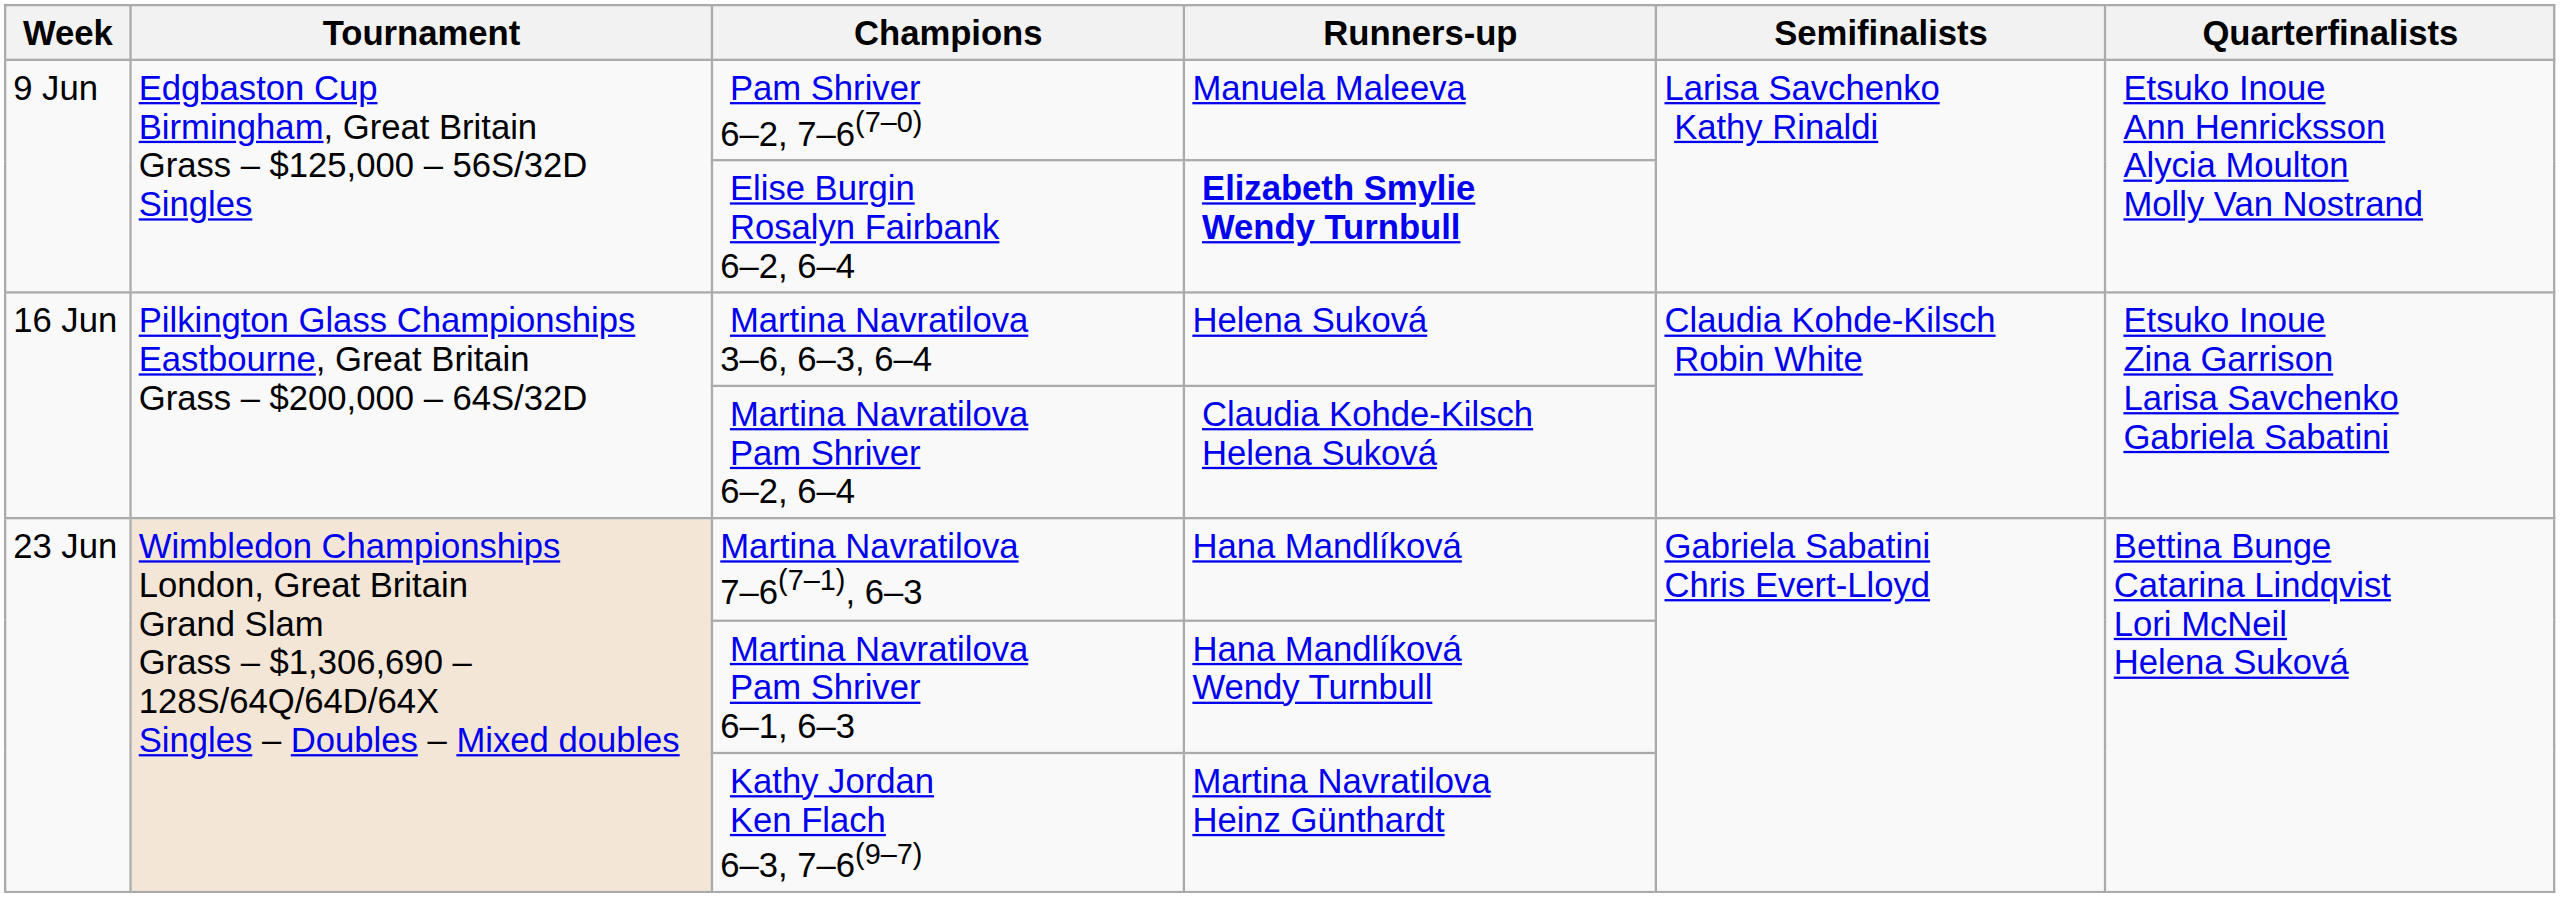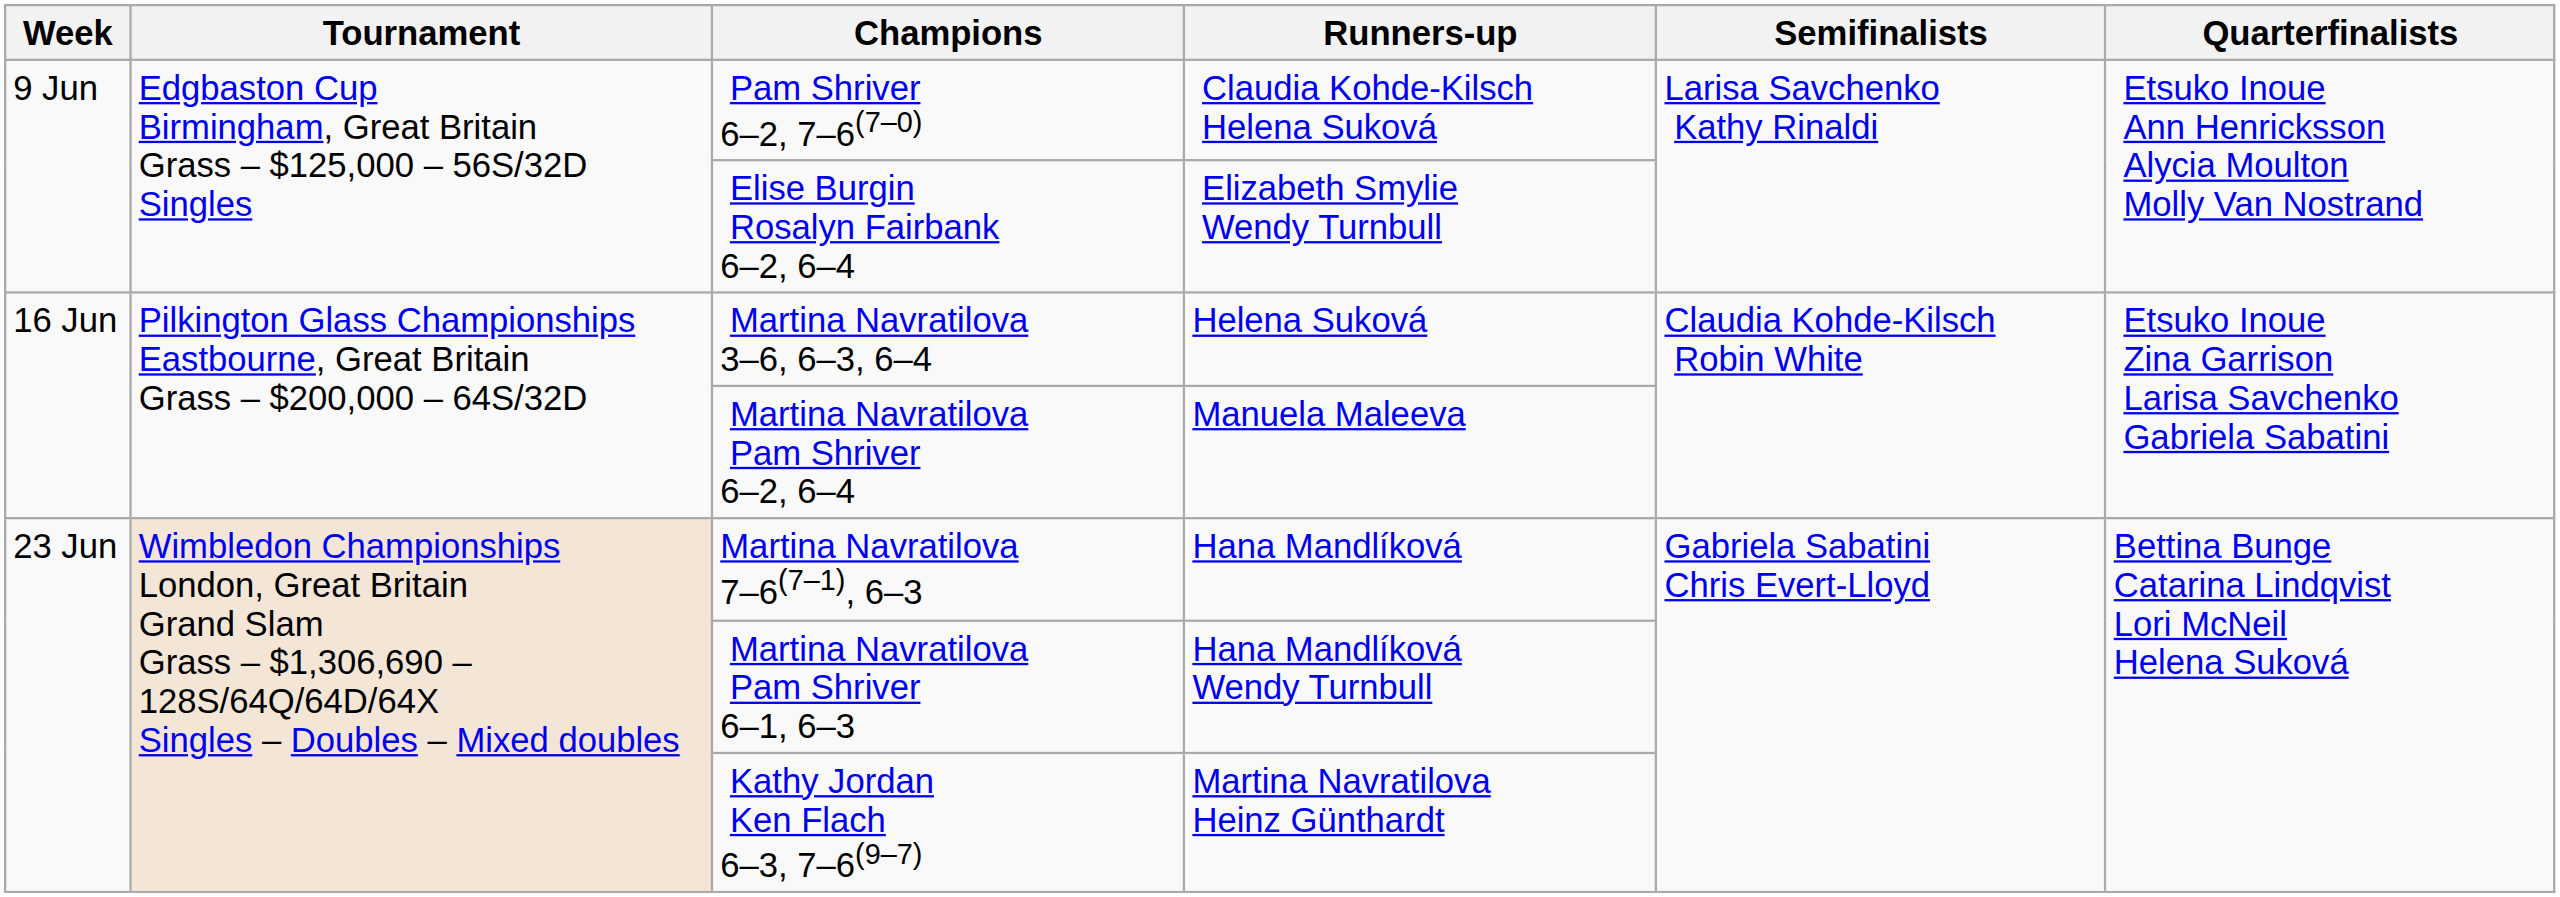(1329, 88) Manuela Maleeva -> (1363, 107) Claudia Kohde-Kilsch Helena Suková
(1334, 208) bold -> (1325, 208) normal
(1363, 434) Claudia Kohde-Kilsch Helena Suková -> (1329, 414) Manuela Maleeva
